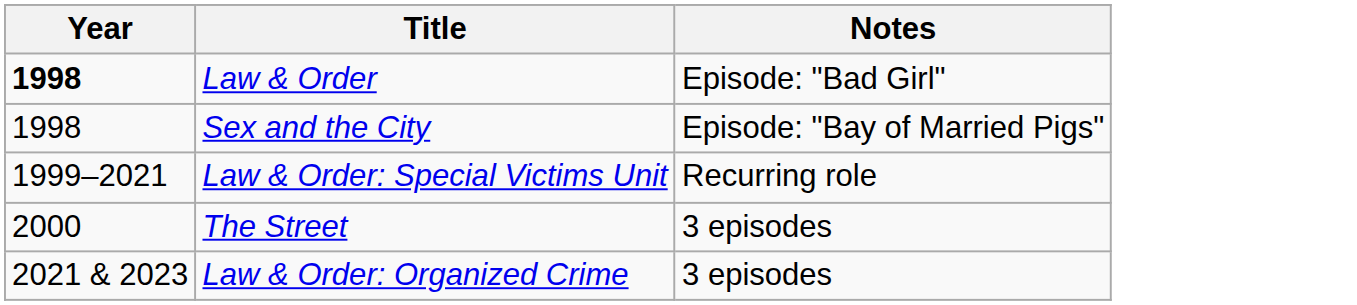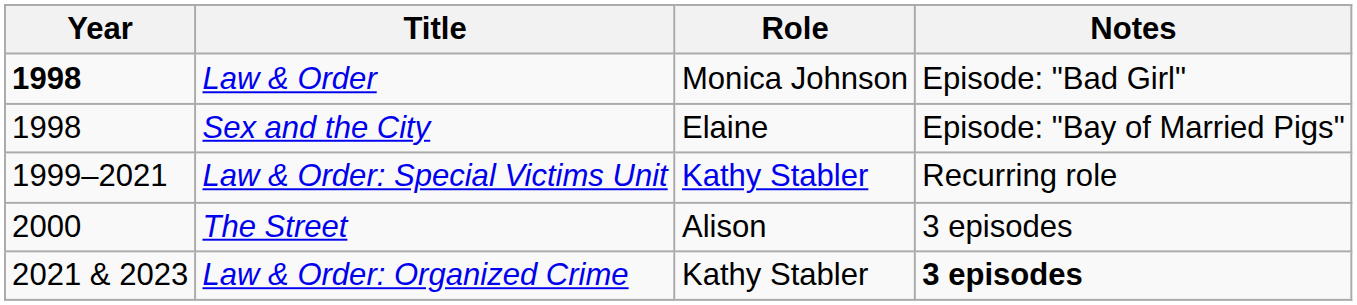+ column: (795, 29)
(757, 275) normal -> (1003, 275) bold
